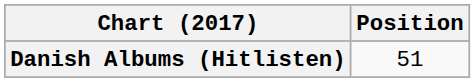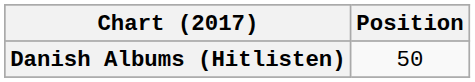(410, 60) 51 -> (410, 60) 50
